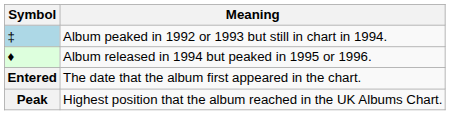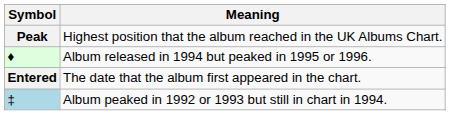rows swapped: (11, 36) <-> (32, 99)
